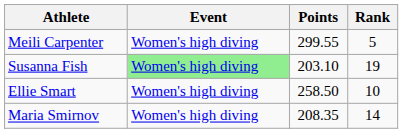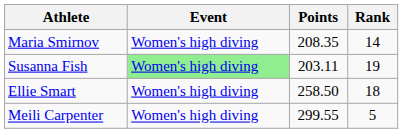rows swapped: (56, 41) <-> (54, 116)
(318, 66) 203.10 -> (318, 66) 203.11
(373, 91) 10 -> (373, 91) 18
